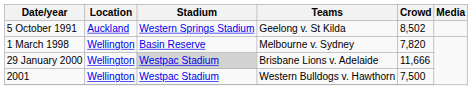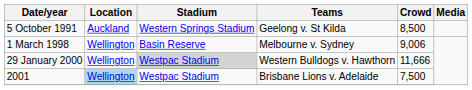(413, 29) 8,502 -> (413, 29) 8,500
(413, 45) 7,820 -> (413, 45) 9,006
(319, 61) Brisbane Lions v. Adelaide -> (327, 61) Western Bulldogs v. Hawthorn
(111, 77) no background -> (111, 77) lightblue background
(327, 77) Western Bulldogs v. Hawthorn -> (319, 77) Brisbane Lions v. Adelaide
